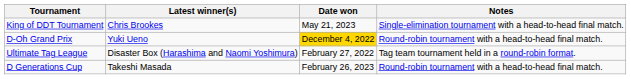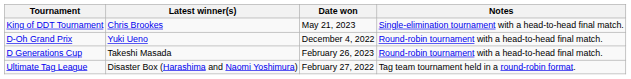(338, 39) gold background -> (338, 39) no background
rows swapped: (47, 53) <-> (44, 67)
